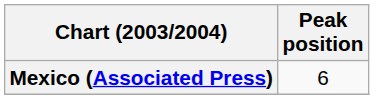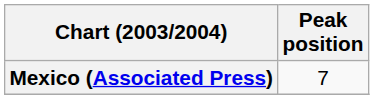(323, 77) 6 -> (323, 77) 7
